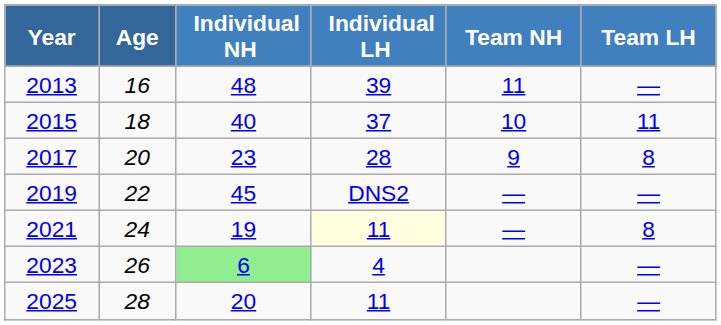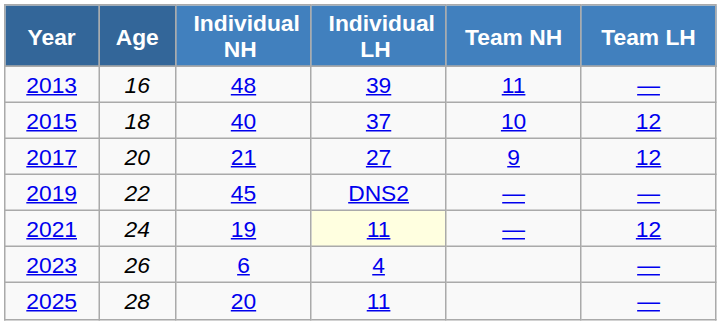(649, 121) 11 -> (649, 121) 12
(243, 157) 23 -> (243, 157) 21
(379, 157) 28 -> (379, 157) 27
(649, 157) 8 -> (649, 157) 12
(649, 229) 8 -> (649, 229) 12
(243, 265) lightgreen background -> (243, 265) no background
